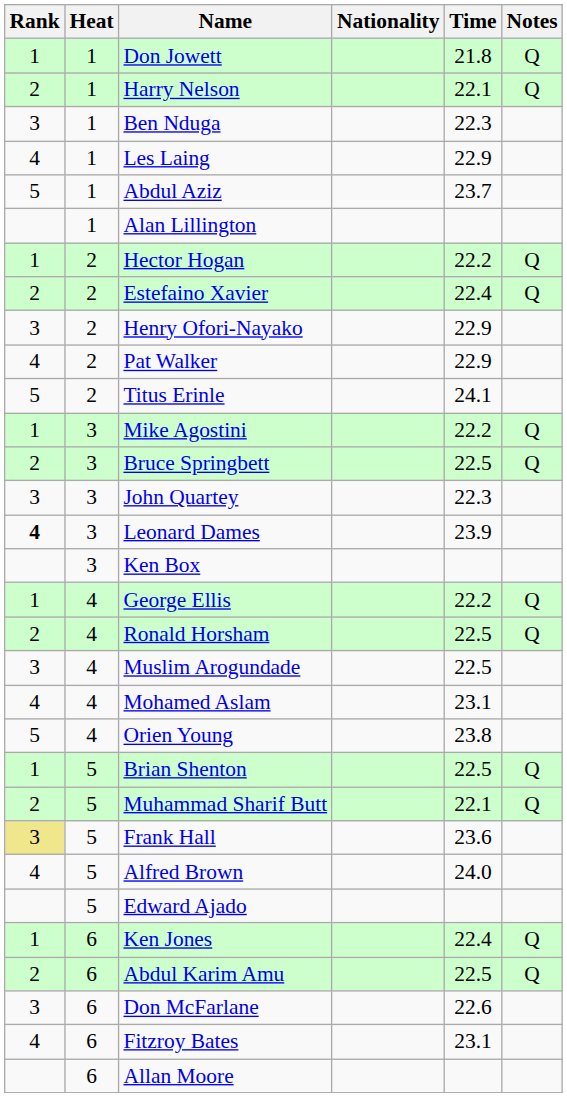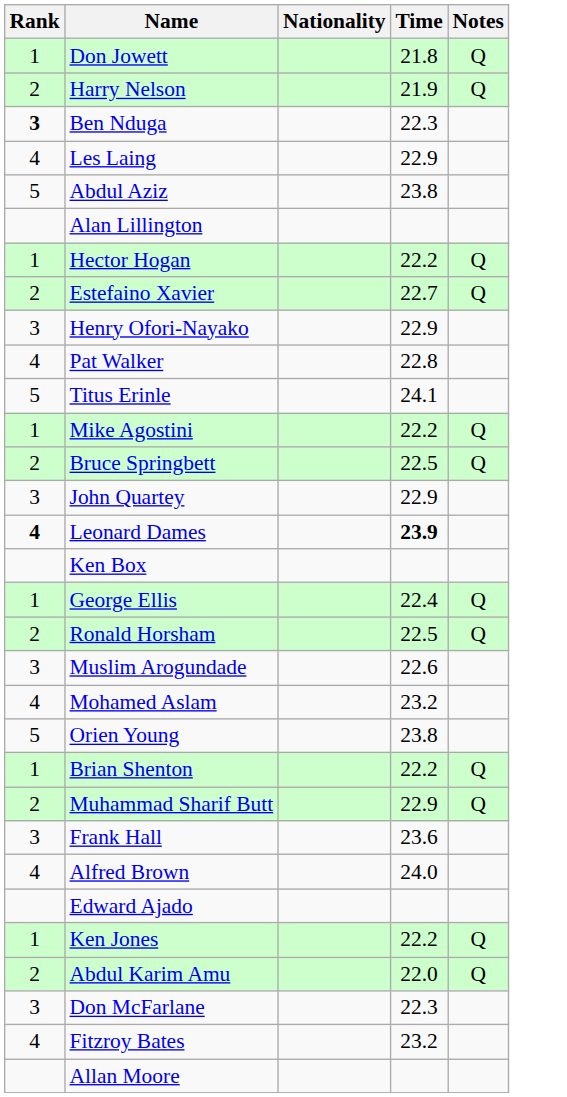- column: (92, 21)
(473, 89) 22.1 -> (419, 89) 21.9
(35, 123) normal -> (35, 123) bold
(473, 191) 23.7 -> (419, 191) 23.8
(473, 293) 22.4 -> (419, 293) 22.7
(473, 361) 22.9 -> (419, 361) 22.8
(473, 497) 22.3 -> (419, 497) 22.9
(473, 531) normal -> (419, 531) bold
(473, 599) 22.2 -> (419, 599) 22.4
(473, 667) 22.5 -> (419, 667) 22.6
(473, 701) 23.1 -> (419, 701) 23.2
(473, 769) 22.5 -> (419, 769) 22.2
(473, 803) 22.1 -> (419, 803) 22.9
(35, 837) khaki background -> (35, 837) no background
(473, 939) 22.4 -> (419, 939) 22.2
(473, 973) 22.5 -> (419, 973) 22.0
(473, 1007) 22.6 -> (419, 1007) 22.3
(473, 1041) 23.1 -> (419, 1041) 23.2
